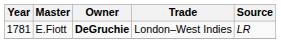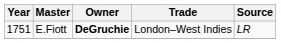(19, 30) 1781 -> (19, 30) 1751
